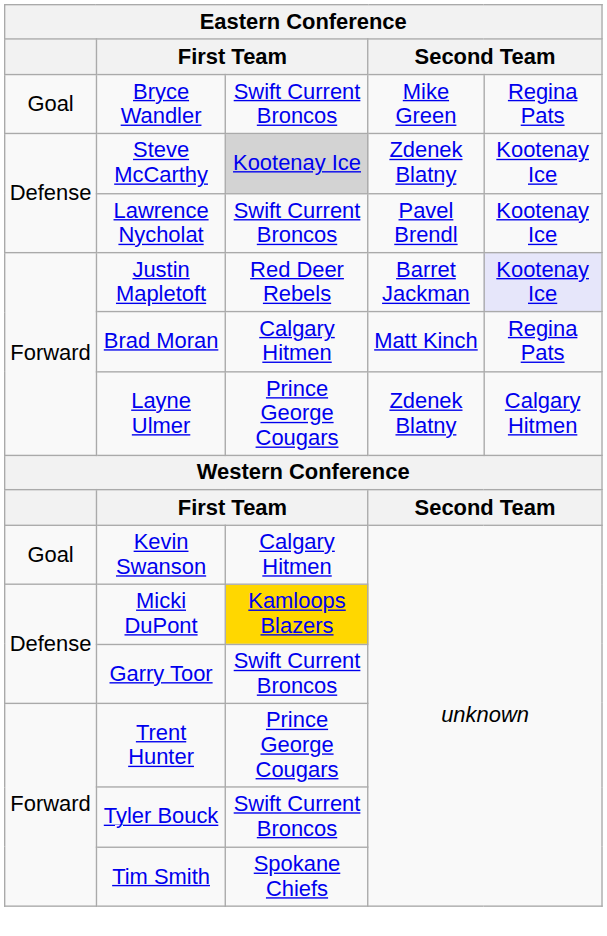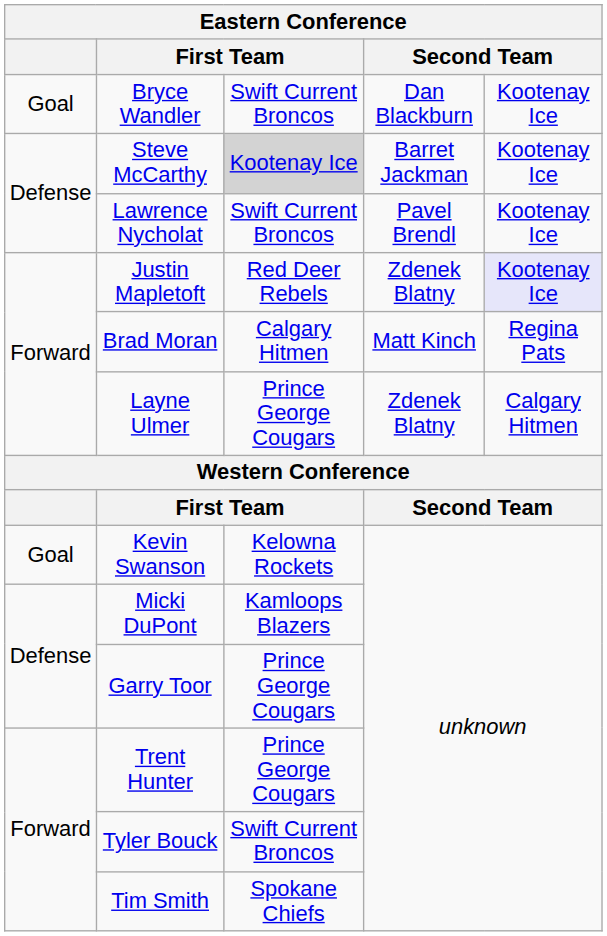(426, 103) Mike Green -> (424, 103) Dan Blackburn
(543, 103) Regina Pats -> (543, 103) Kootenay Ice
(426, 163) Zdenek Blatny -> (424, 163) Barret Jackman
(426, 282) Barret Jackman -> (424, 282) Zdenek Blatny
(297, 554) Calgary Hitmen -> (294, 554) Kelowna Rockets
(297, 613) gold background -> (294, 613) no background
(297, 673) Swift Current Broncos -> (294, 685) Prince George Cougars
